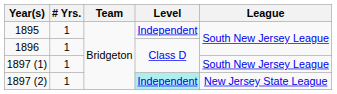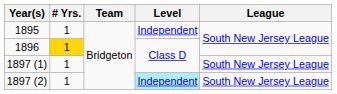(67, 47) no background -> (67, 47) gold background
(266, 81) New Jersey State League -> (266, 81) South New Jersey League
